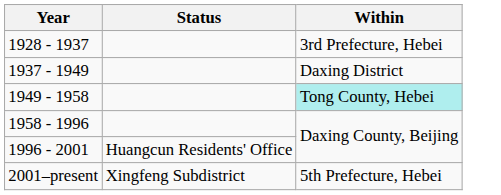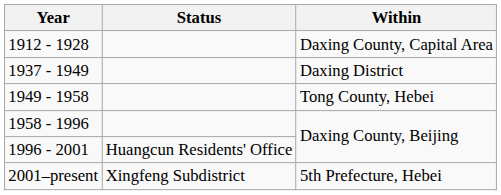+ row: (49, 44)
- row: (49, 44)
(367, 96) paleturquoise background -> (367, 96) no background
